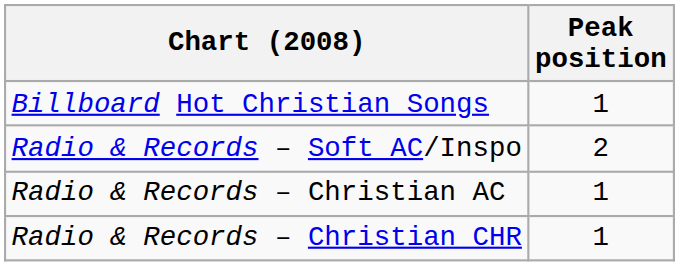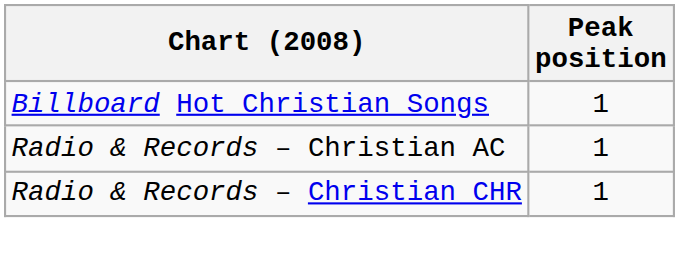- row: (267, 148)
